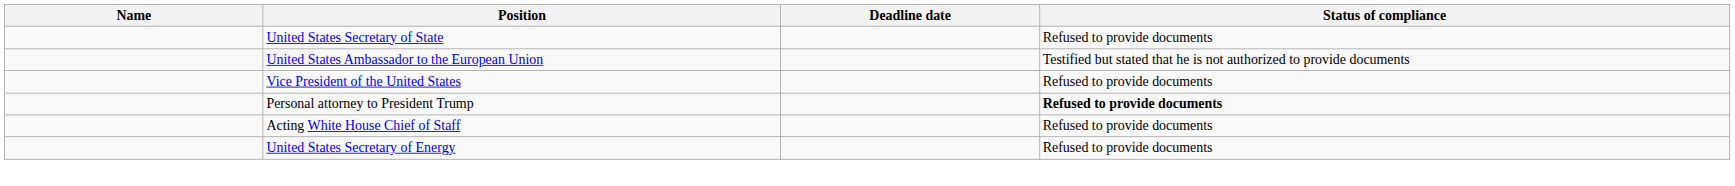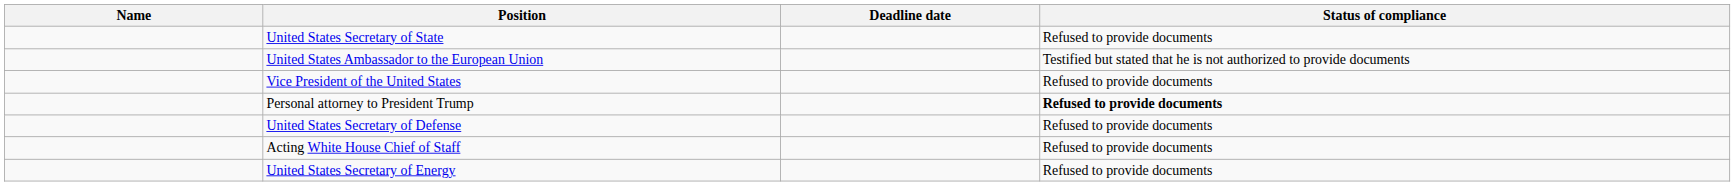+ row: (364, 125)
